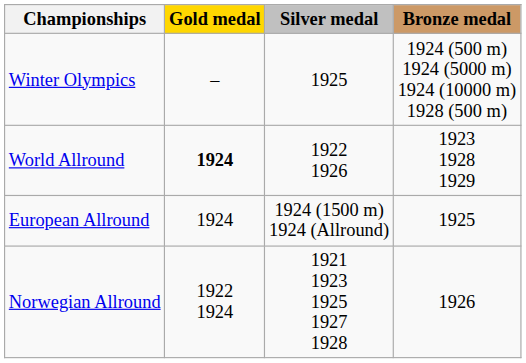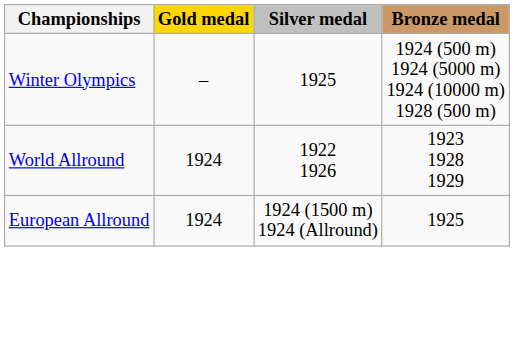(215, 160) bold -> (204, 160) normal
- row: (85, 301)
